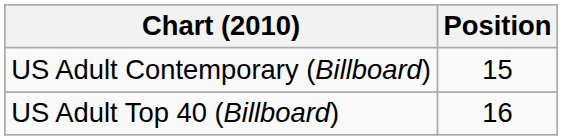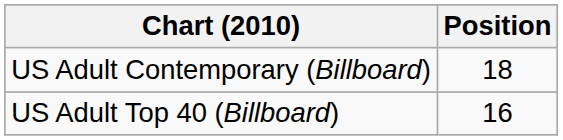(497, 69) 15 -> (497, 69) 18
